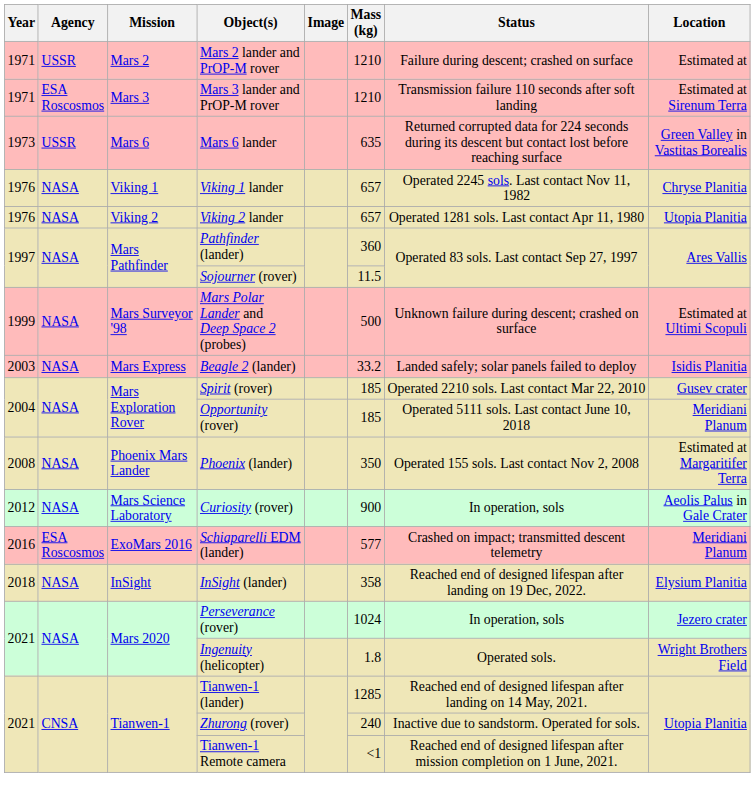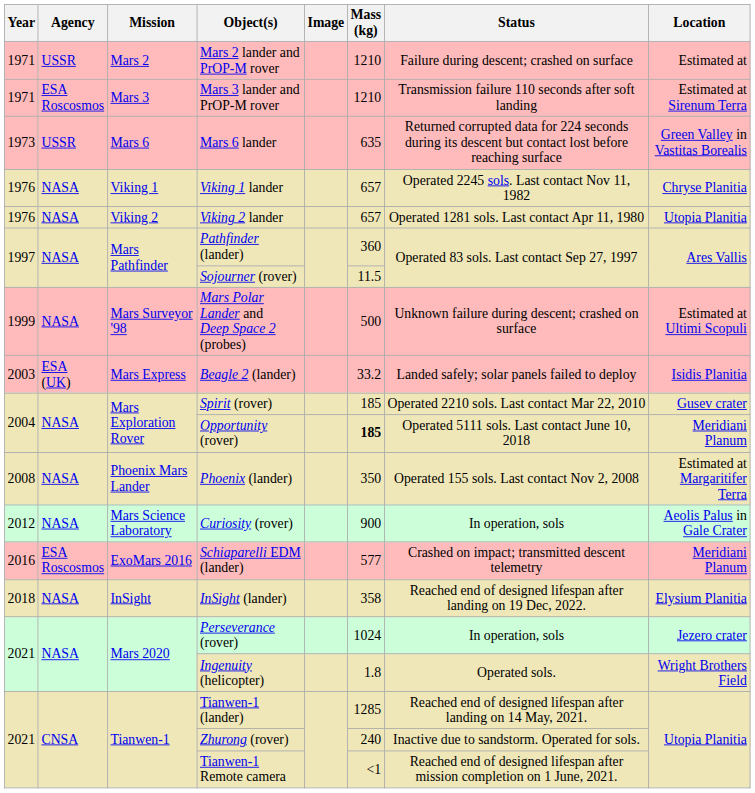(60, 366) NASA -> (56, 374) ESA (UK)
(371, 417) normal -> (371, 433) bold
